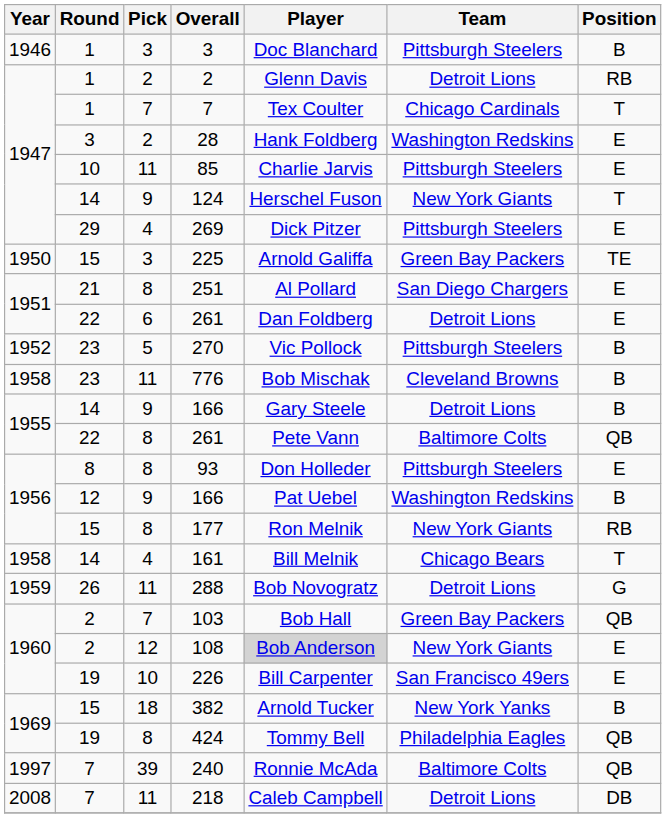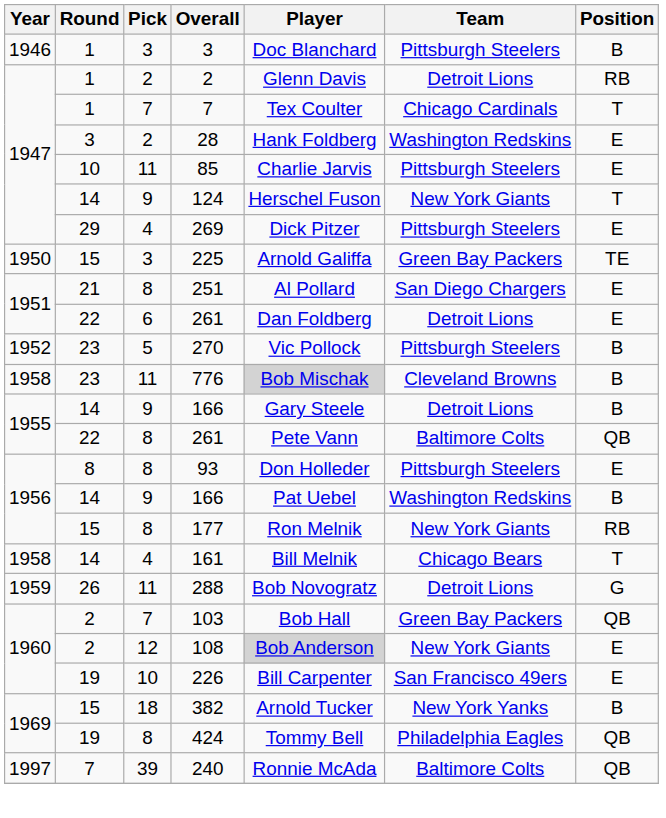(316, 378) no background -> (315, 378) lightgrey background
(90, 498) 12 -> (90, 498) 14
- row: (30, 797)
